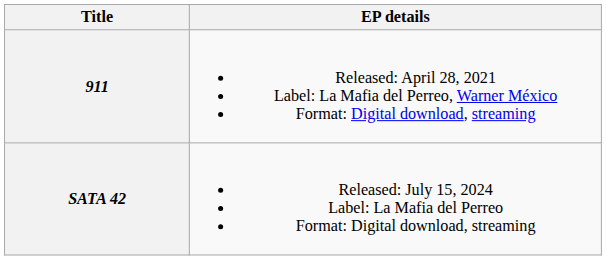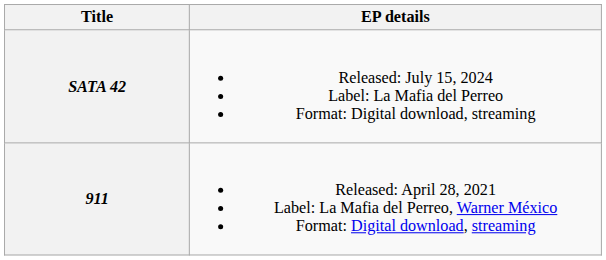rows swapped: (97, 86) <-> (97, 198)
